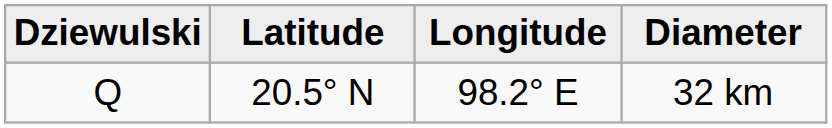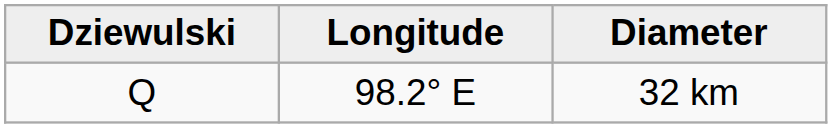- column: (313, 33)
